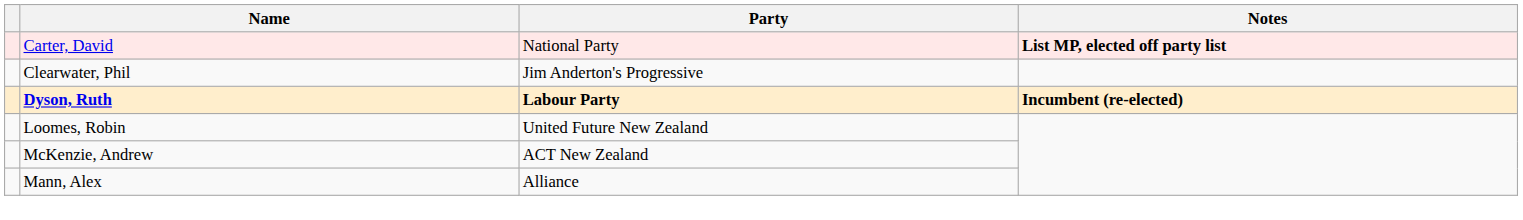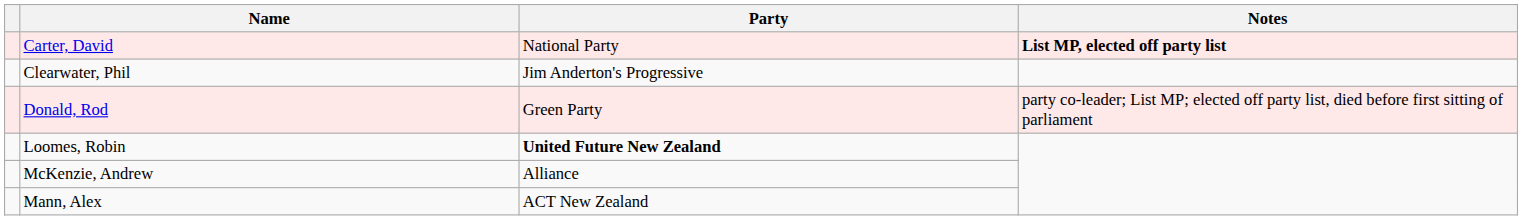+ row: (66, 110)
- row: (68, 100)
(615, 127) normal -> (622, 147) bold
(586, 154) ACT New Zealand -> (551, 174) Alliance
(551, 182) Alliance -> (586, 201) ACT New Zealand
